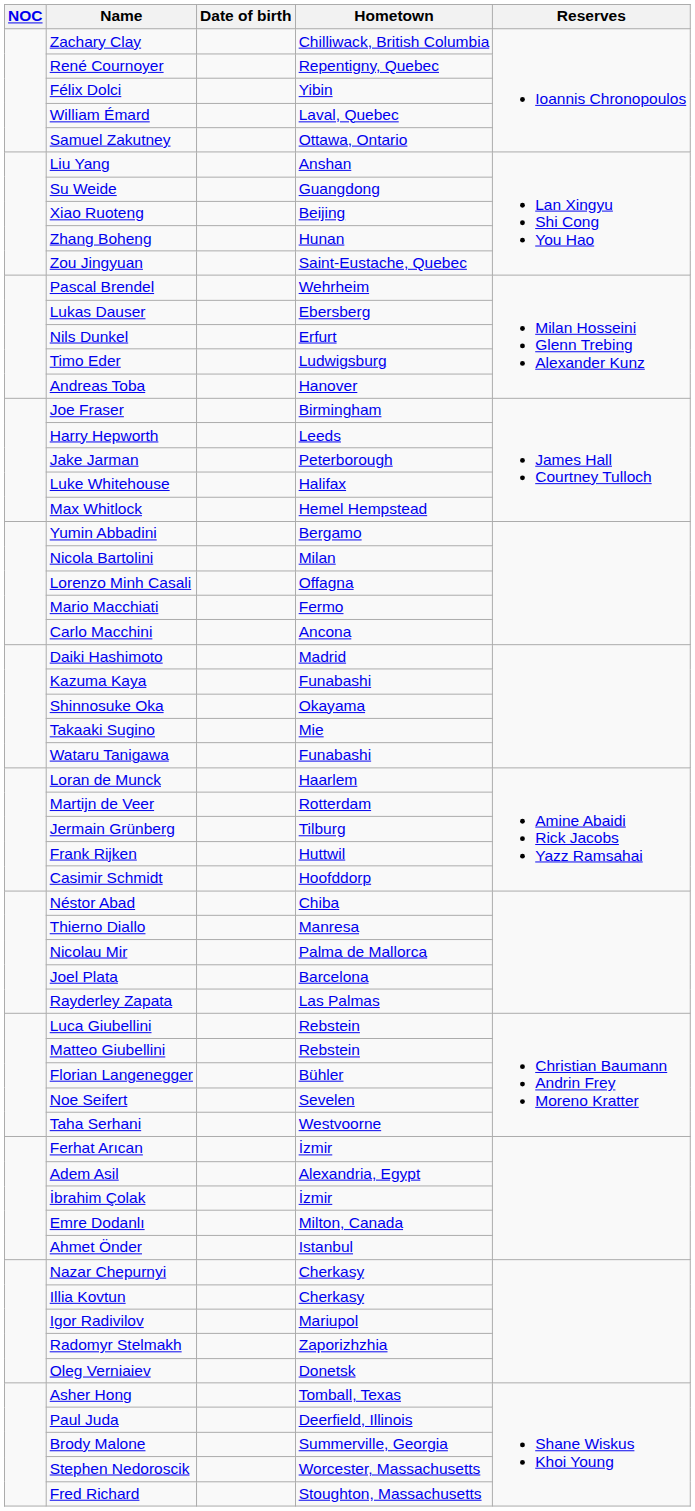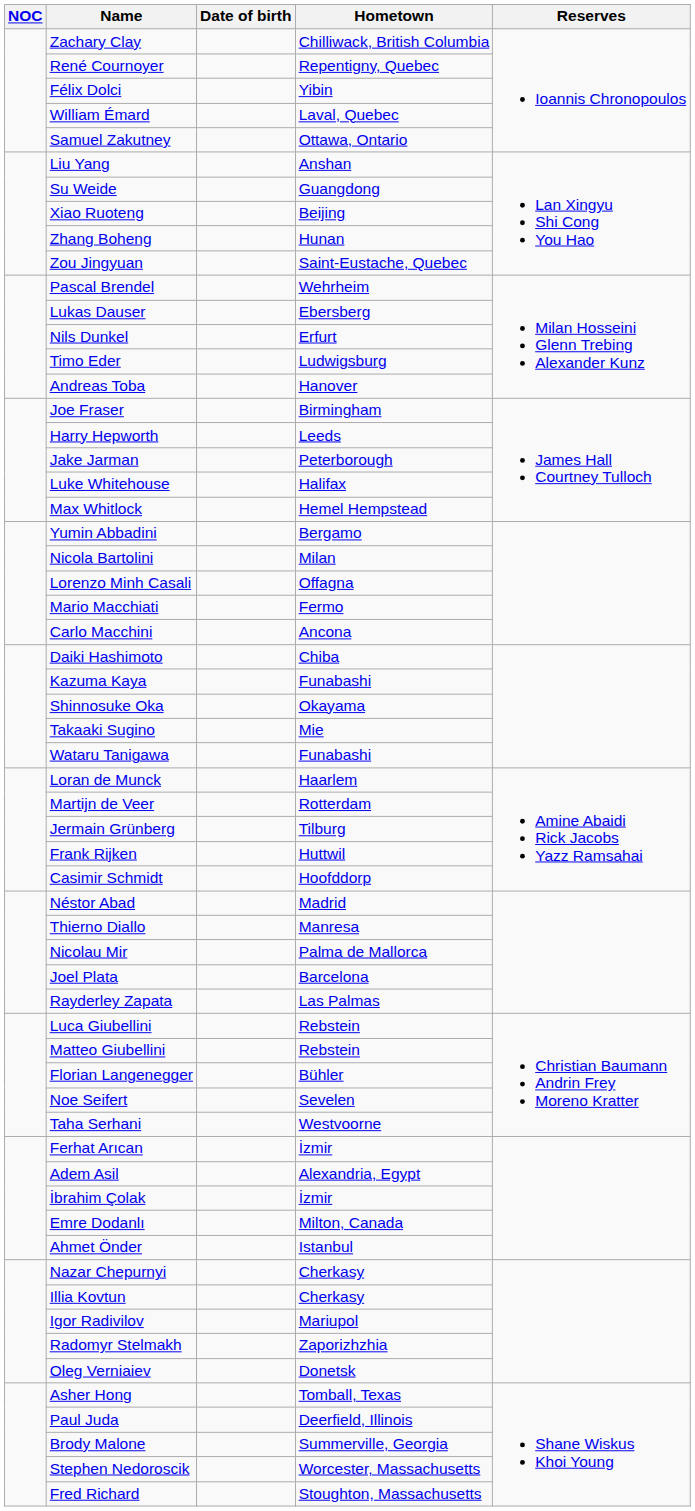(322, 656) Madrid -> (319, 656) Chiba
(319, 902) Chiba -> (322, 902) Madrid
